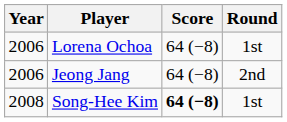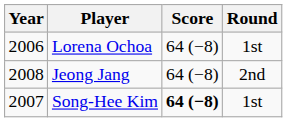(26, 74) 2006 -> (26, 74) 2008
(26, 102) 2008 -> (26, 102) 2007
